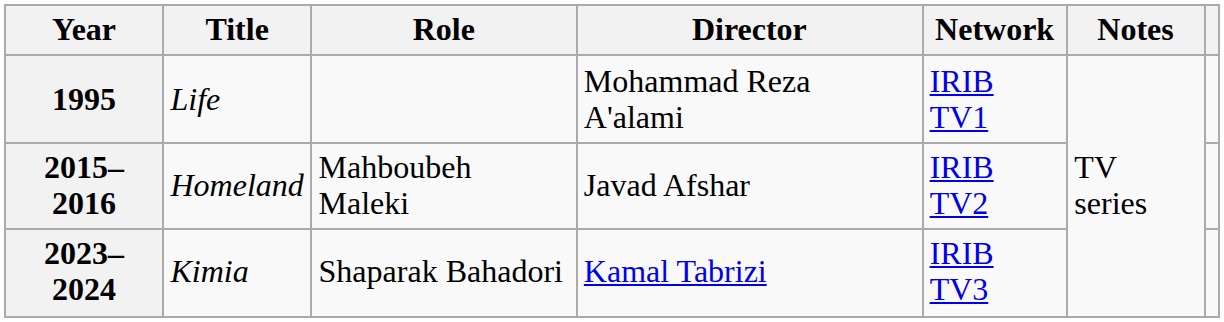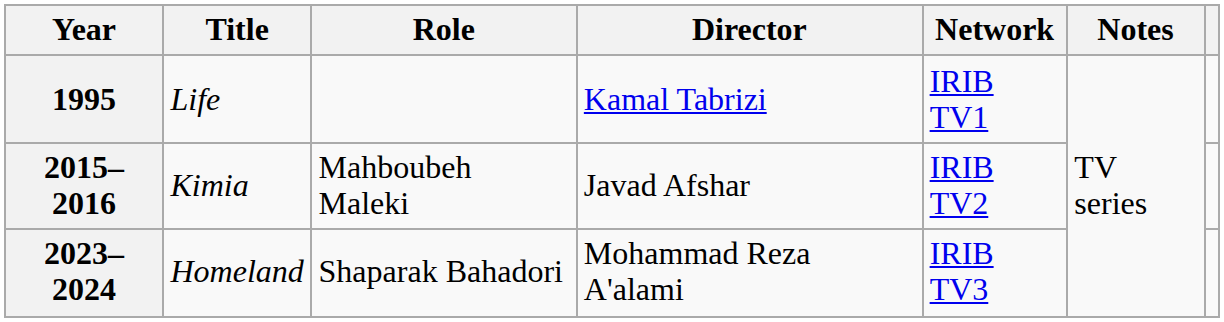(697, 98) Mohammad Reza A'alami -> (675, 98) Kamal Tabrizi
(237, 185) Homeland -> (210, 185) Kimia
(210, 272) Kimia -> (237, 272) Homeland
(675, 272) Kamal Tabrizi -> (697, 272) Mohammad Reza A'alami
